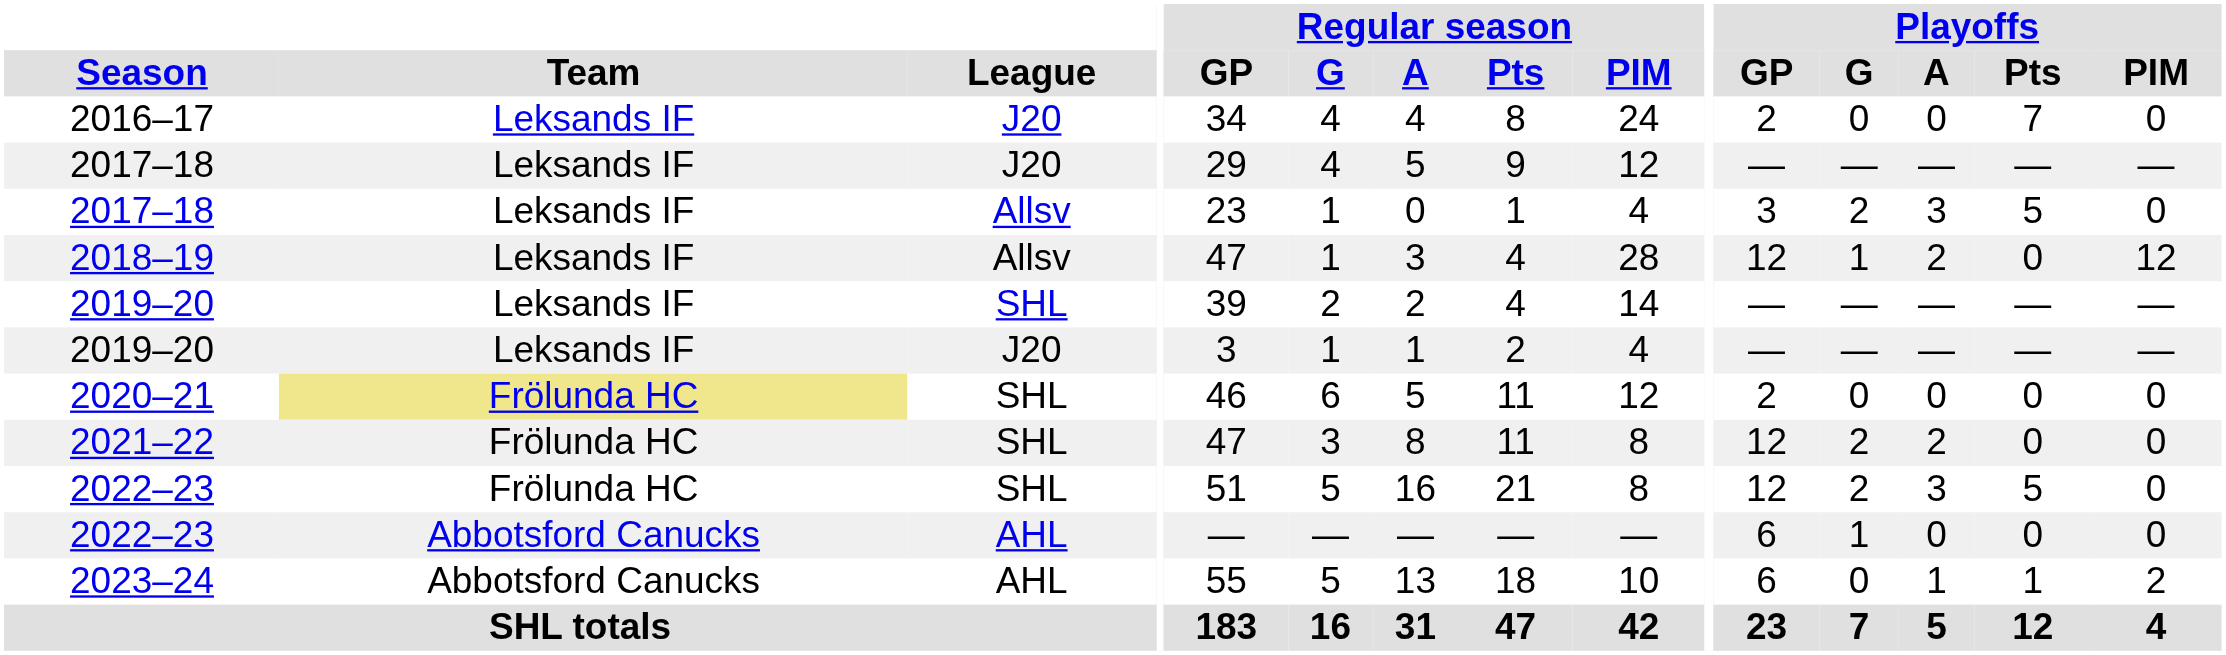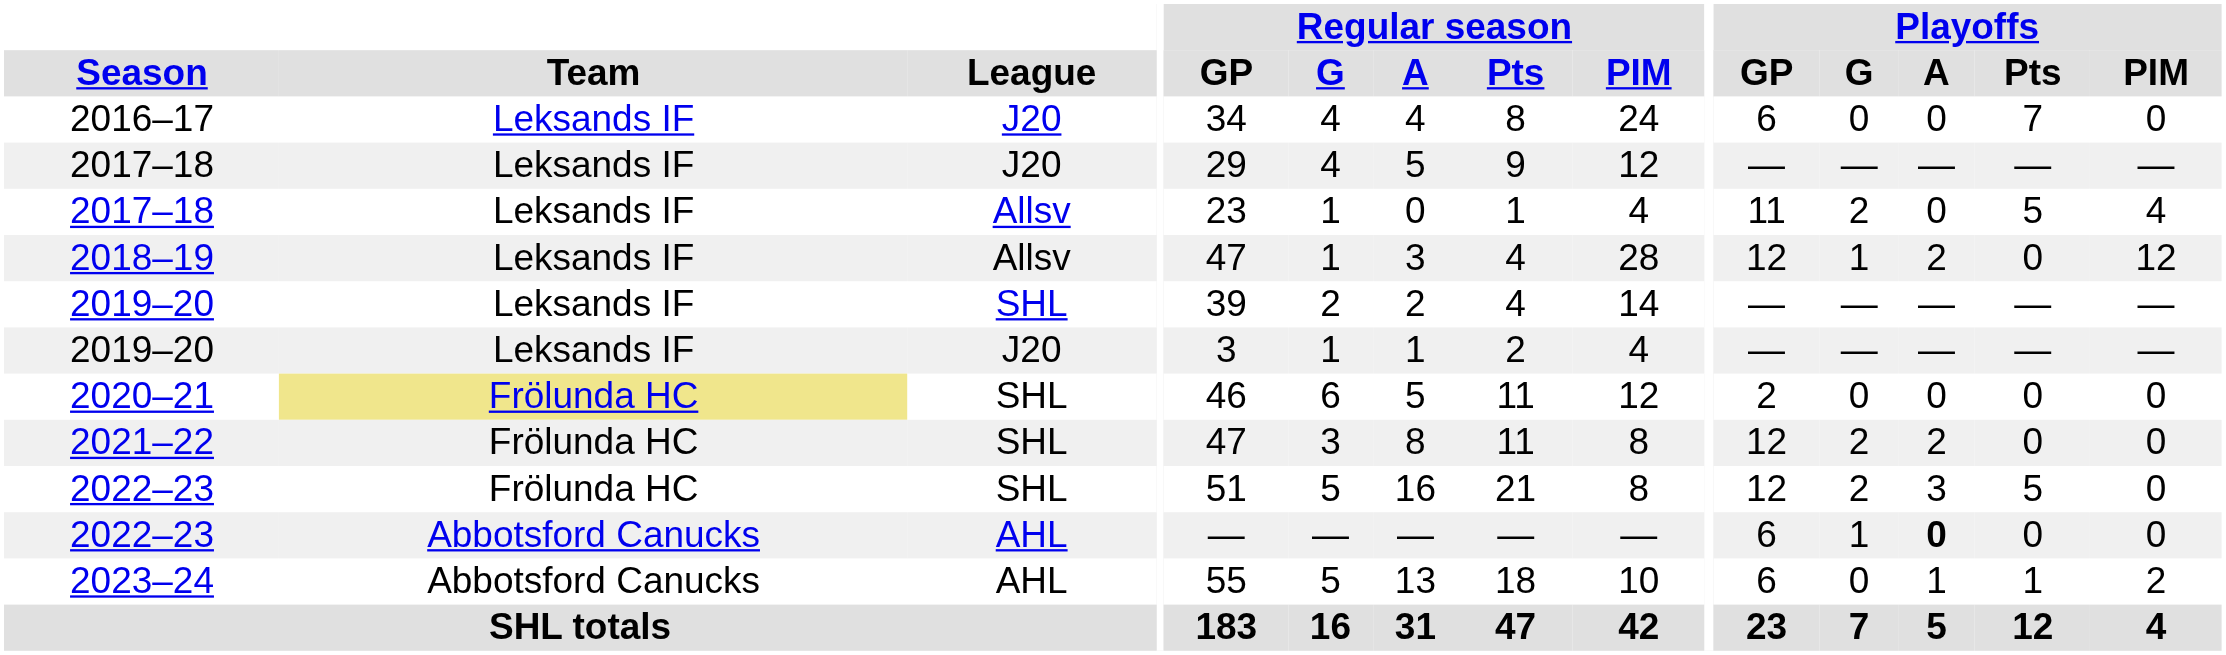(1767, 118) 2 -> (1767, 118) 6
(1767, 211) 3 -> (1767, 211) 11
(1936, 211) 3 -> (1936, 211) 0
(2156, 211) 0 -> (2156, 211) 4
(1936, 534) normal -> (1936, 534) bold
